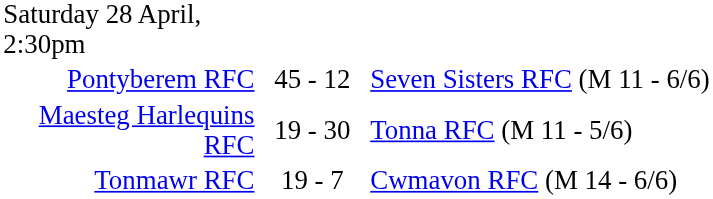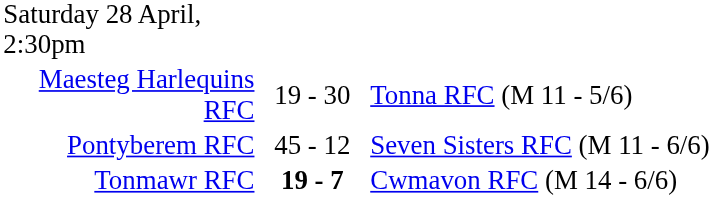rows swapped: (147, 130) <-> (161, 79)
(312, 180) normal -> (312, 180) bold
